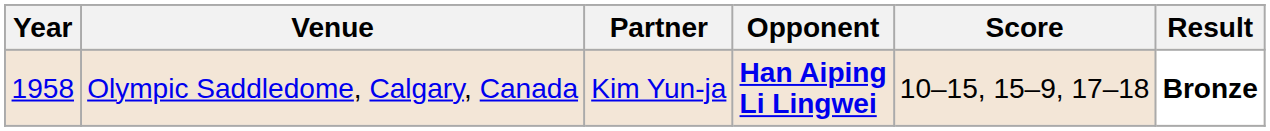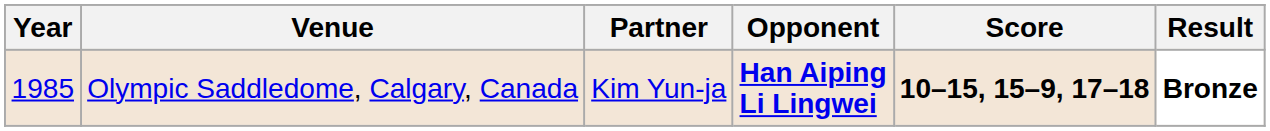(43, 88) 1958 -> (43, 88) 1985
(1025, 88) normal -> (1025, 88) bold
